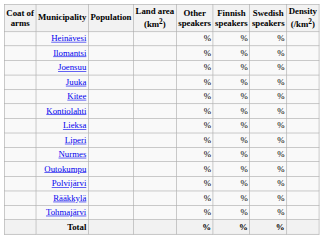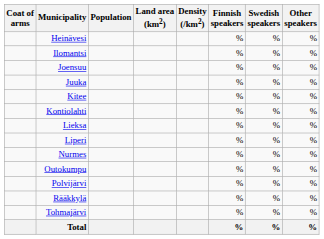columns swapped: (303, 18) <-> (195, 18)
